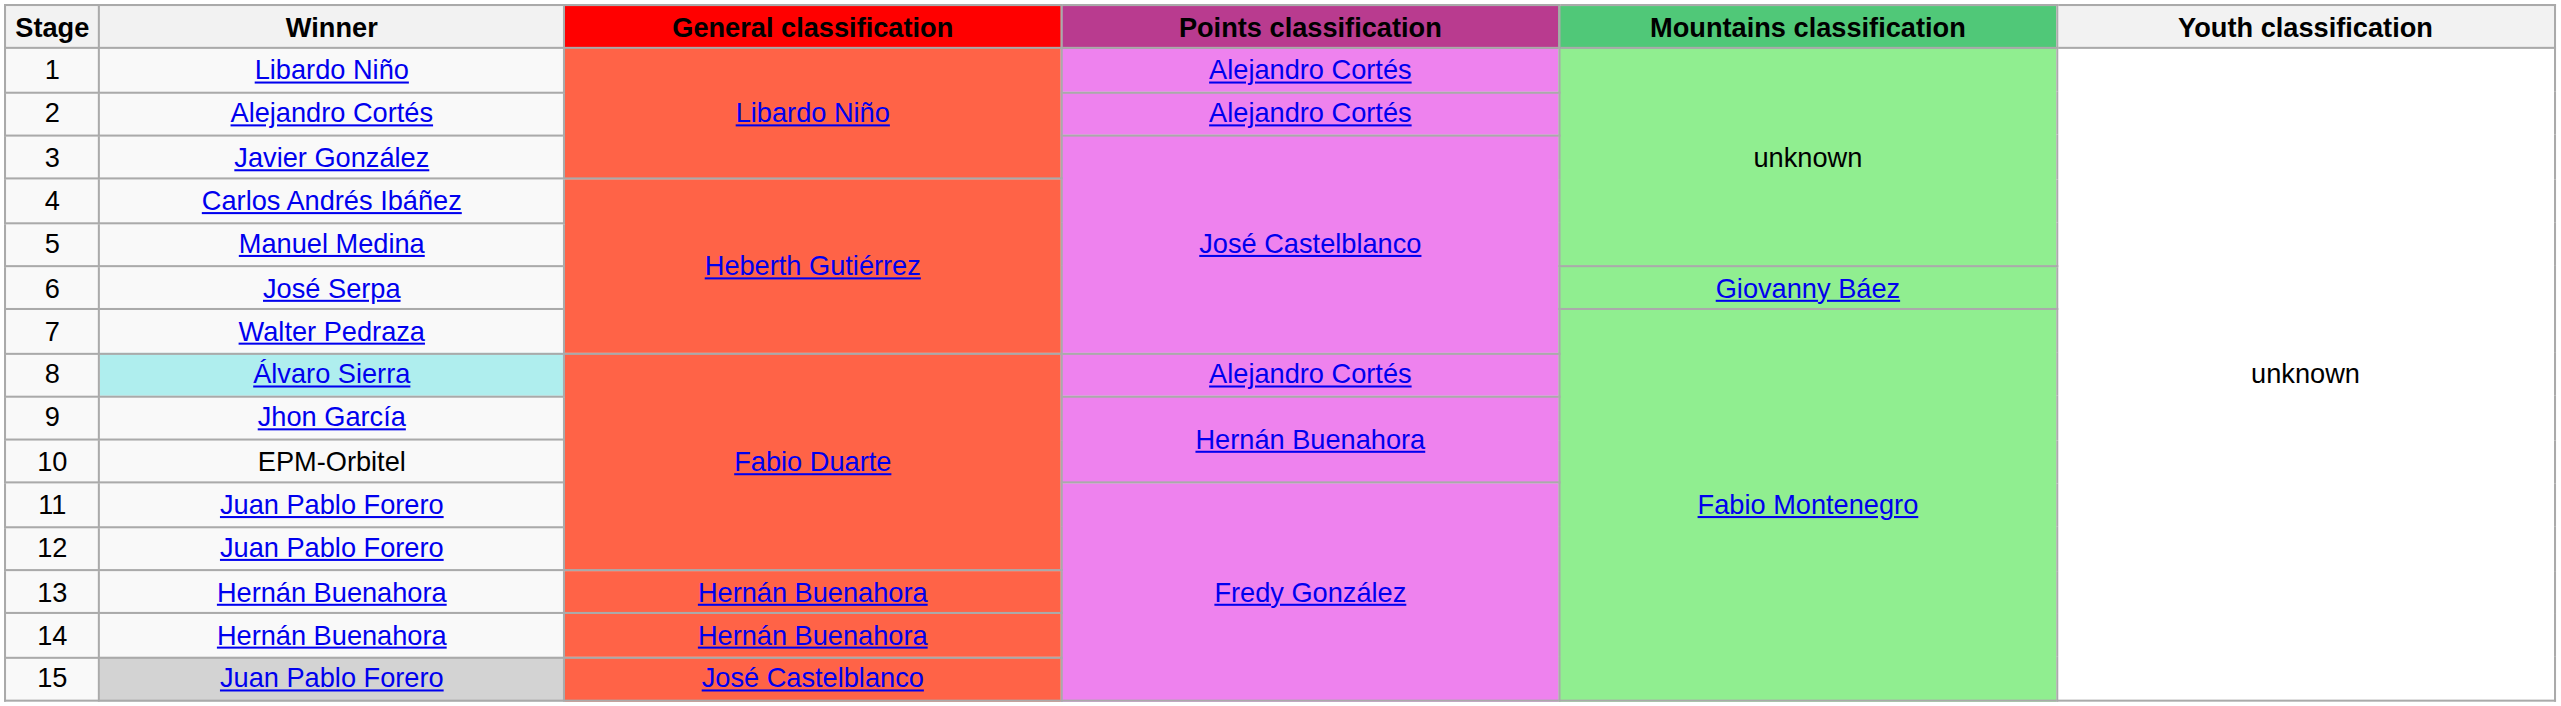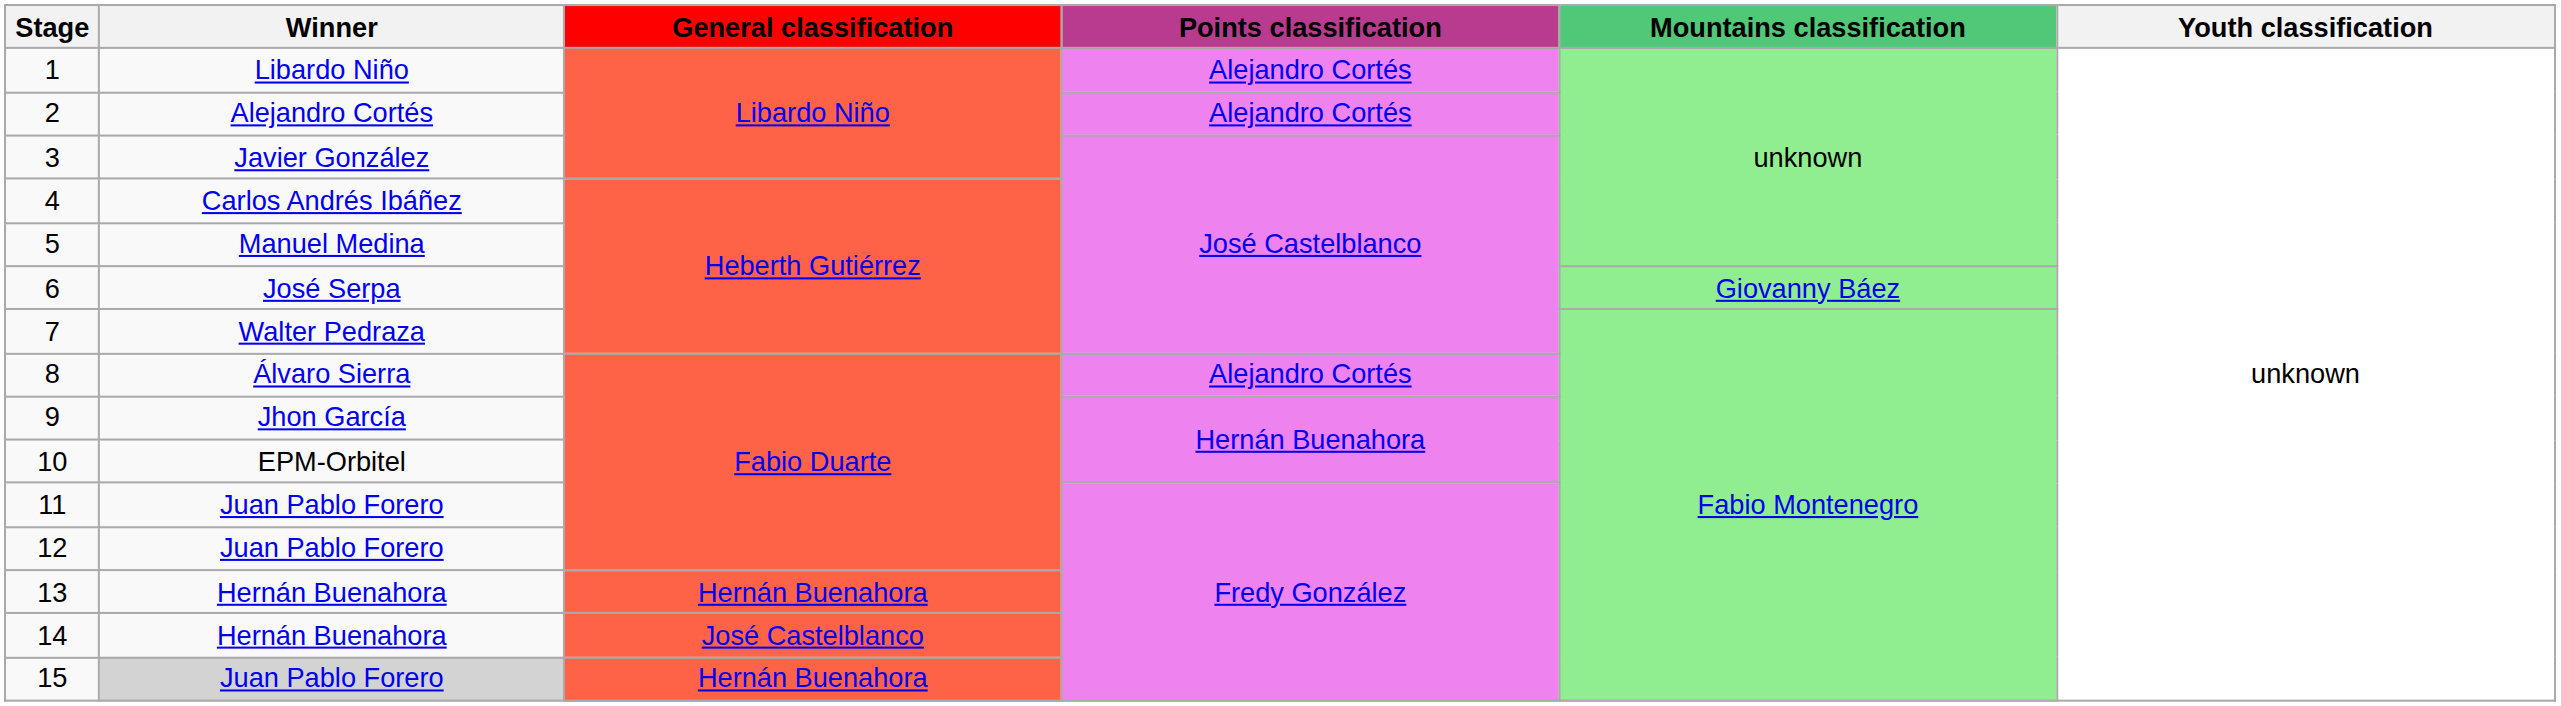(332, 375) paleturquoise background -> (332, 375) no background
(813, 636) Hernán Buenahora -> (813, 636) José Castelblanco
(813, 679) José Castelblanco -> (813, 679) Hernán Buenahora
